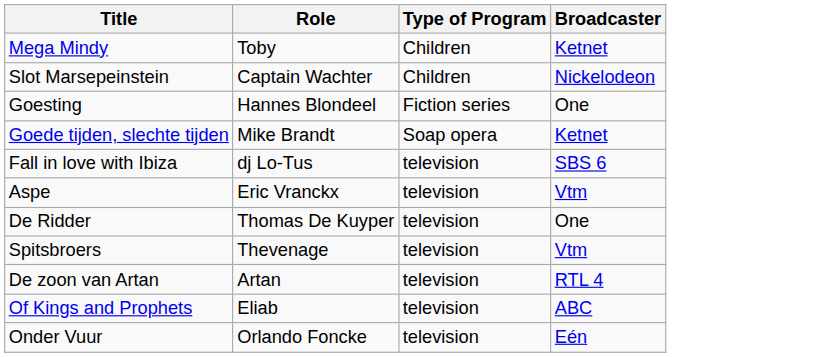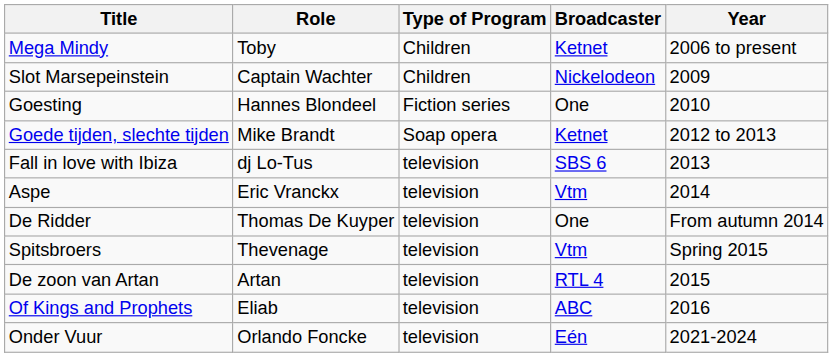+ column: (747, 18)
